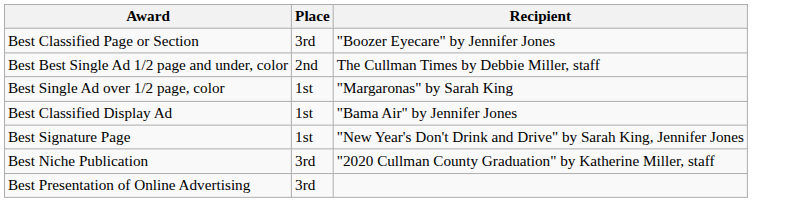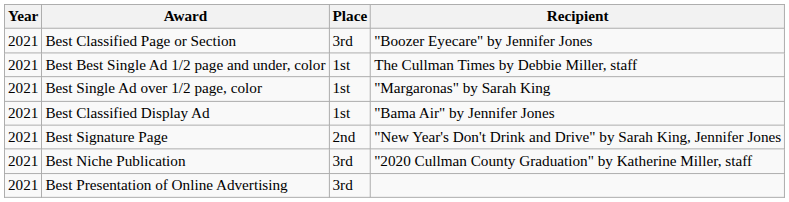+ column: (23, 16)
(307, 64) 2nd -> (341, 64) 1st
(304, 137) 1st -> (344, 137) 2nd
